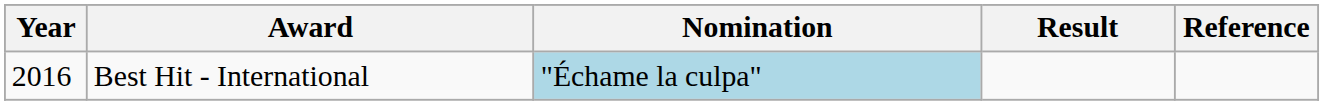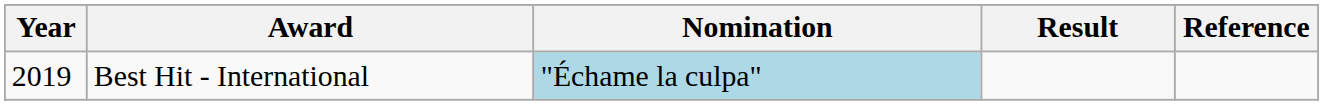(42, 75) 2016 -> (42, 75) 2019
